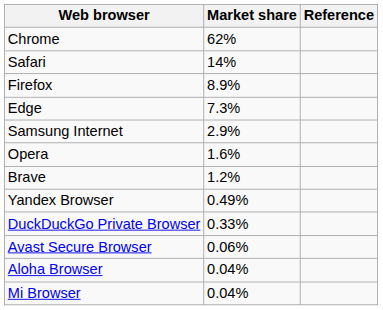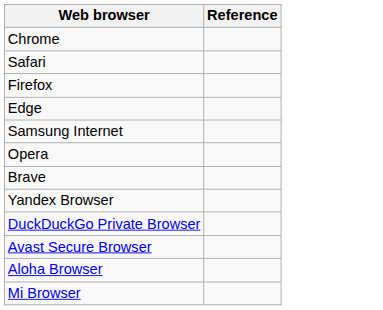- column: (252, 16)
